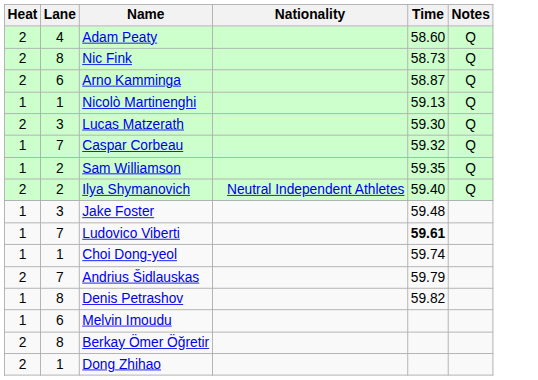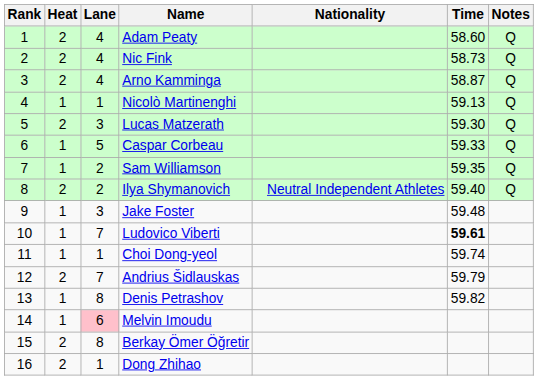+ column: (24, 15)
(60, 59) 8 -> (100, 59) 4
(60, 80) 6 -> (100, 80) 4
(60, 146) 7 -> (100, 146) 5
(428, 146) 59.32 -> (468, 146) 59.33
(60, 320) no background -> (100, 320) pink background
